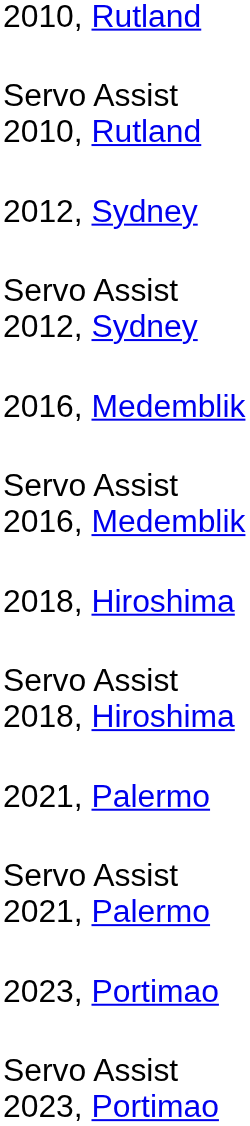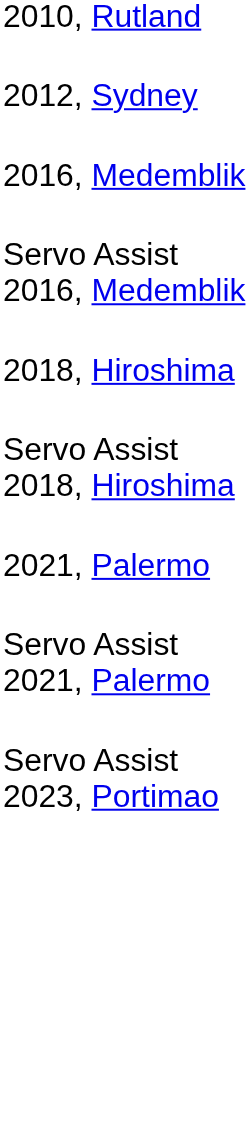- row: (102, 113)
- row: (100, 308)
- row: (111, 991)
